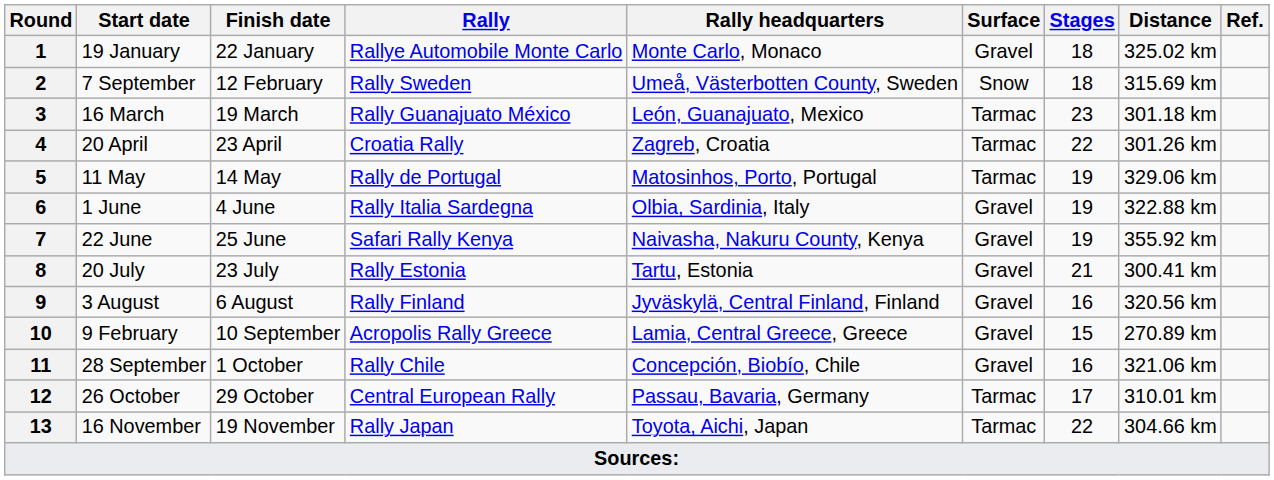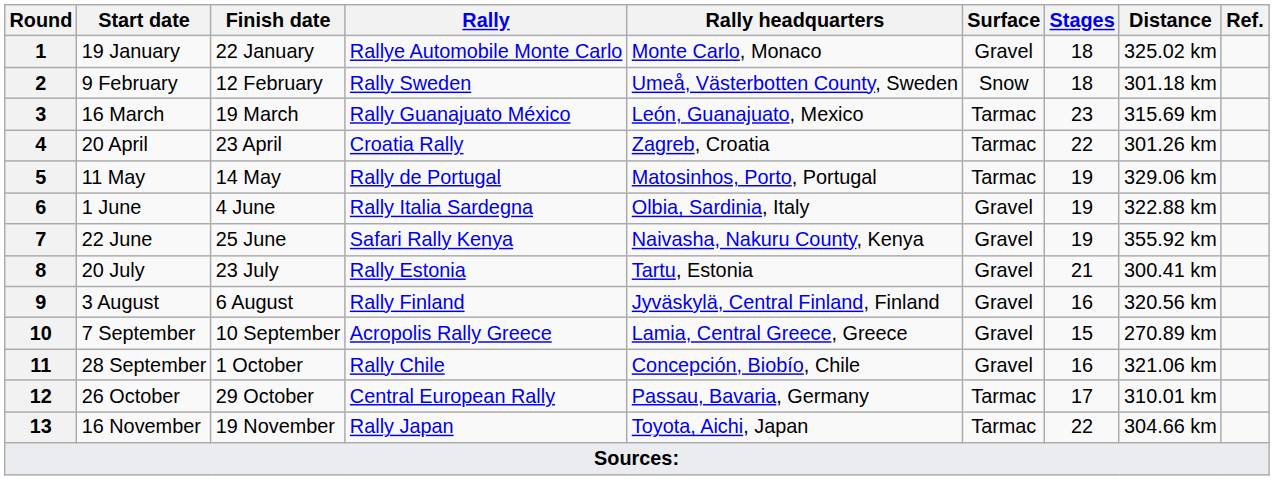(139, 83) 7 September -> (130, 83) 9 February
(1170, 83) 315.69 km -> (1170, 83) 301.18 km
(1170, 114) 301.18 km -> (1170, 114) 315.69 km
(130, 333) 9 February -> (139, 333) 7 September
